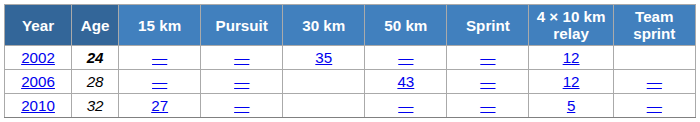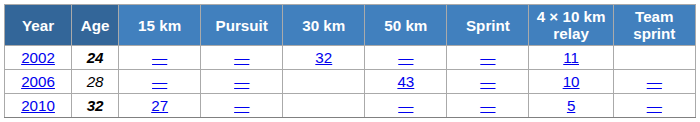(324, 58) 35 -> (324, 58) 32
(571, 58) 12 -> (571, 58) 11
(571, 82) 12 -> (571, 82) 10
(95, 106) normal -> (95, 106) bold
